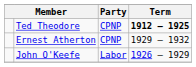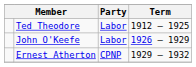(111, 26) CPNP -> (113, 26) Labor
(160, 26) bold -> (160, 26) normal
rows swapped: (48, 55) <-> (56, 40)
